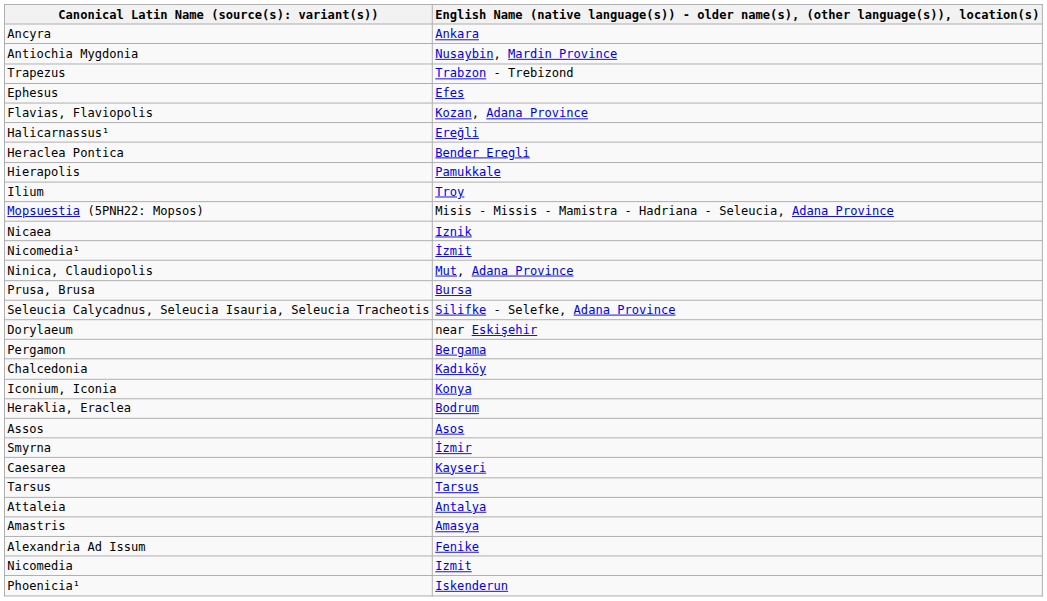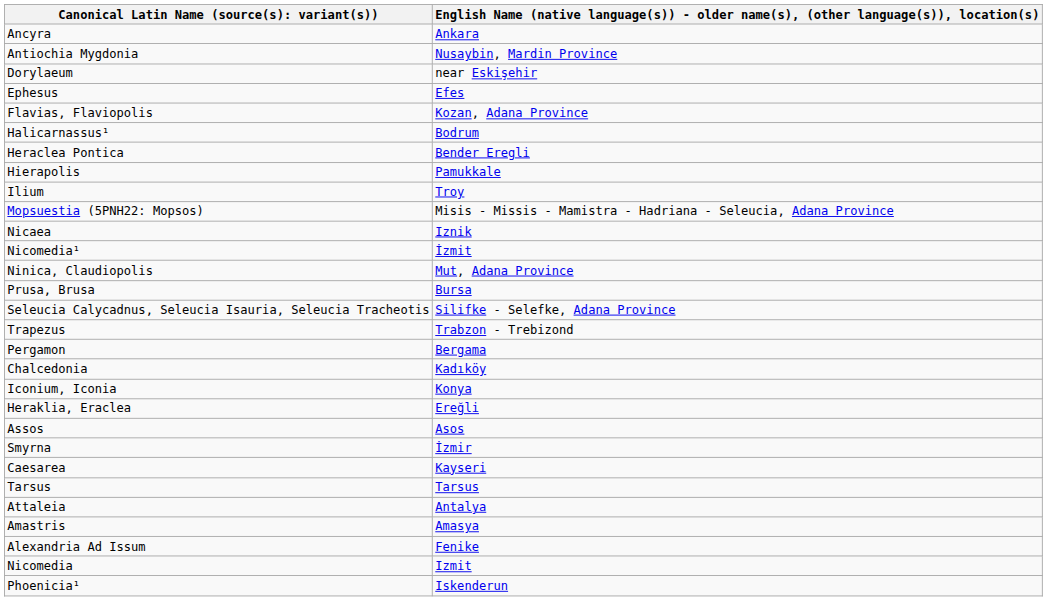rows swapped: (40, 330) <-> (36, 73)
(457, 133) Ereğli -> (457, 133) Bodrum
(457, 408) Bodrum -> (457, 408) Ereğli
